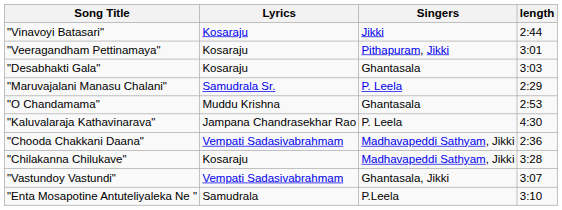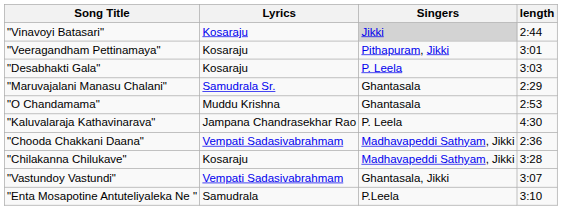(373, 31) no background -> (373, 31) lightgrey background
(391, 68) Ghantasala -> (382, 68) P. Leela
(382, 86) P. Leela -> (391, 86) Ghantasala
